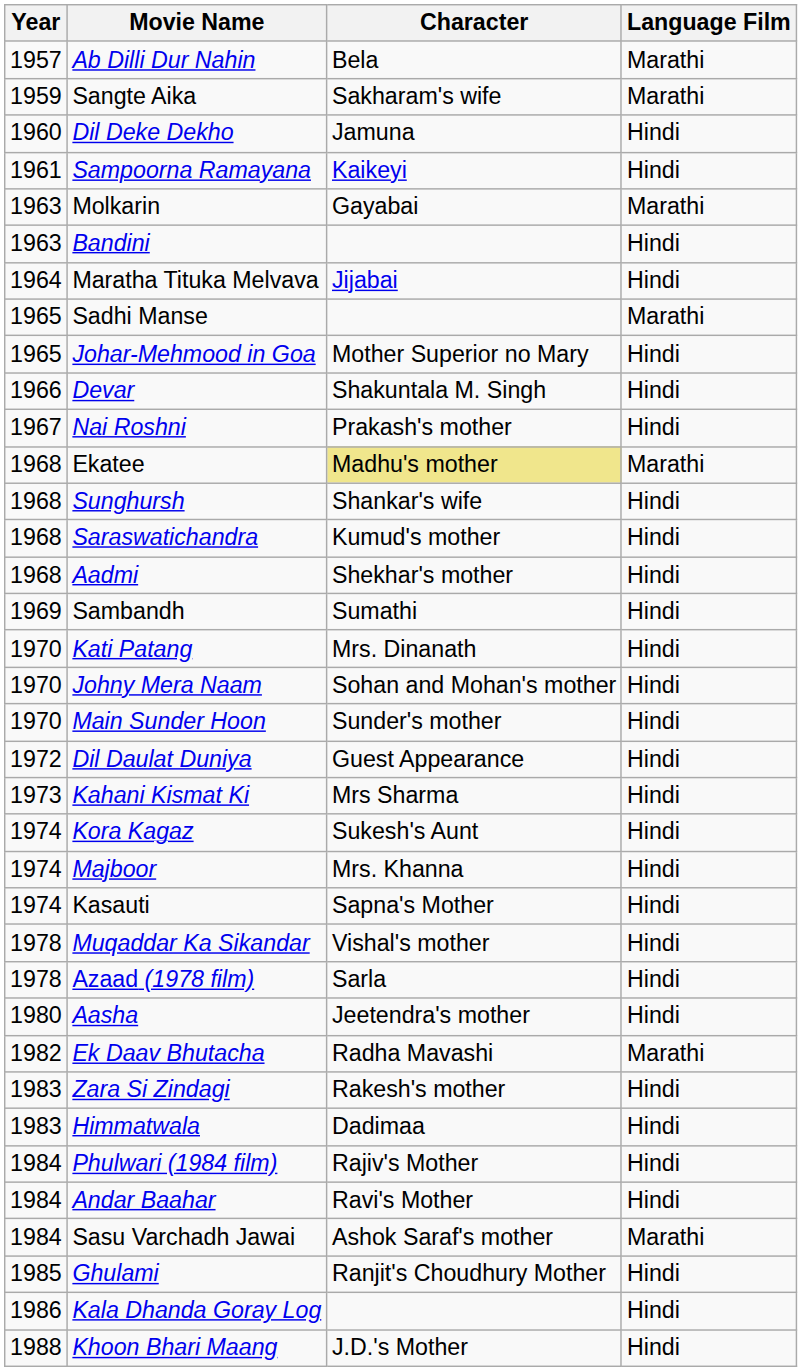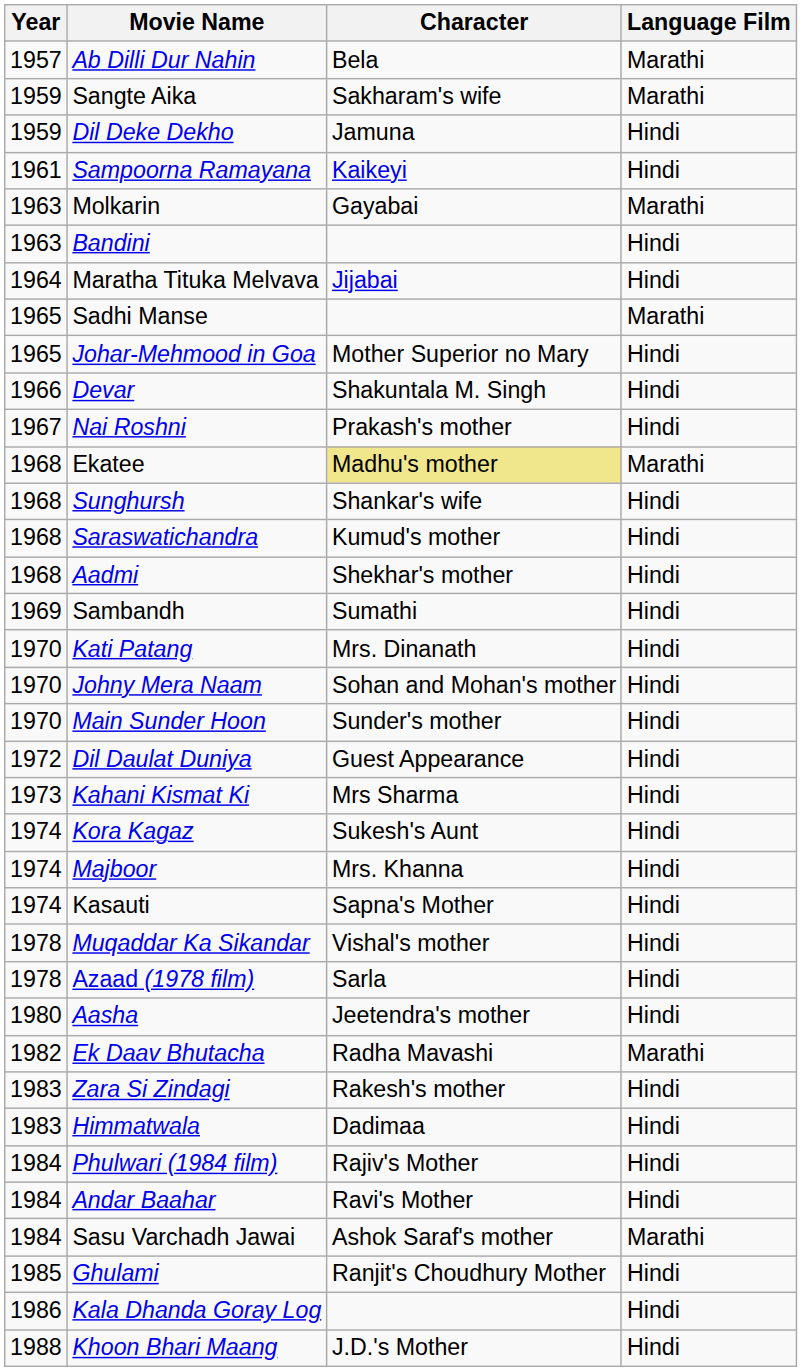(36, 133) 1960 -> (36, 133) 1959
